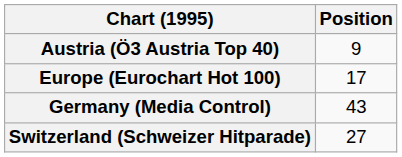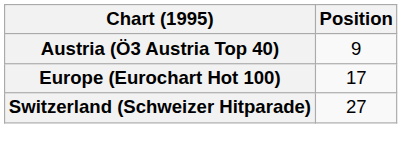- row: (160, 107)
